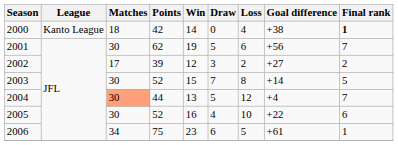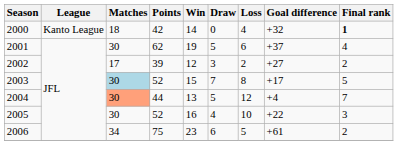(275, 30) +38 -> (275, 30) +32
(275, 47) +56 -> (275, 47) +37
(345, 47) 7 -> (345, 47) 4
(114, 81) no background -> (114, 81) lightblue background
(275, 81) +14 -> (275, 81) +17
(345, 115) 6 -> (345, 115) 3
(345, 132) 1 -> (345, 132) 2
